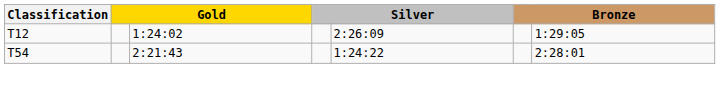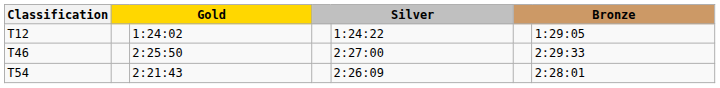(359, 34) 2:26:09 -> (359, 34) 1:24:22
+ row: (18, 53)
(359, 53) 1:24:22 -> (359, 73) 2:26:09
